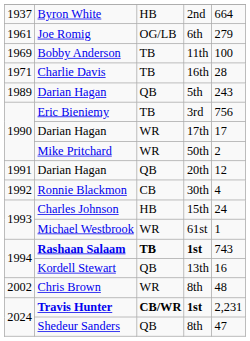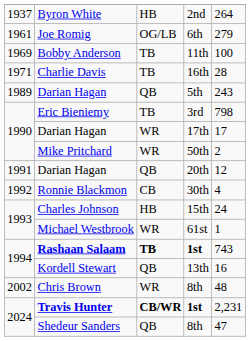(224, 14) 664 -> (224, 14) 264
(224, 111) 756 -> (224, 111) 798
